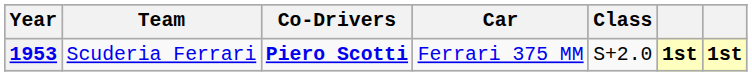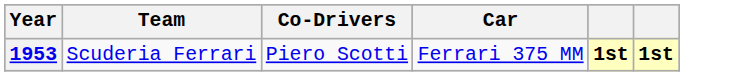- column: (623, 21)
(337, 54) bold -> (337, 54) normal
